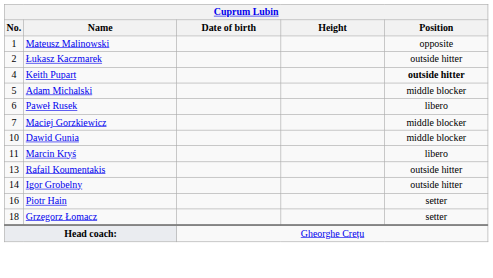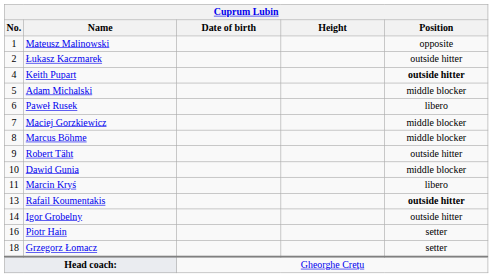+ row: (56, 138)
+ row: (50, 153)
(436, 169) normal -> (436, 201) bold
